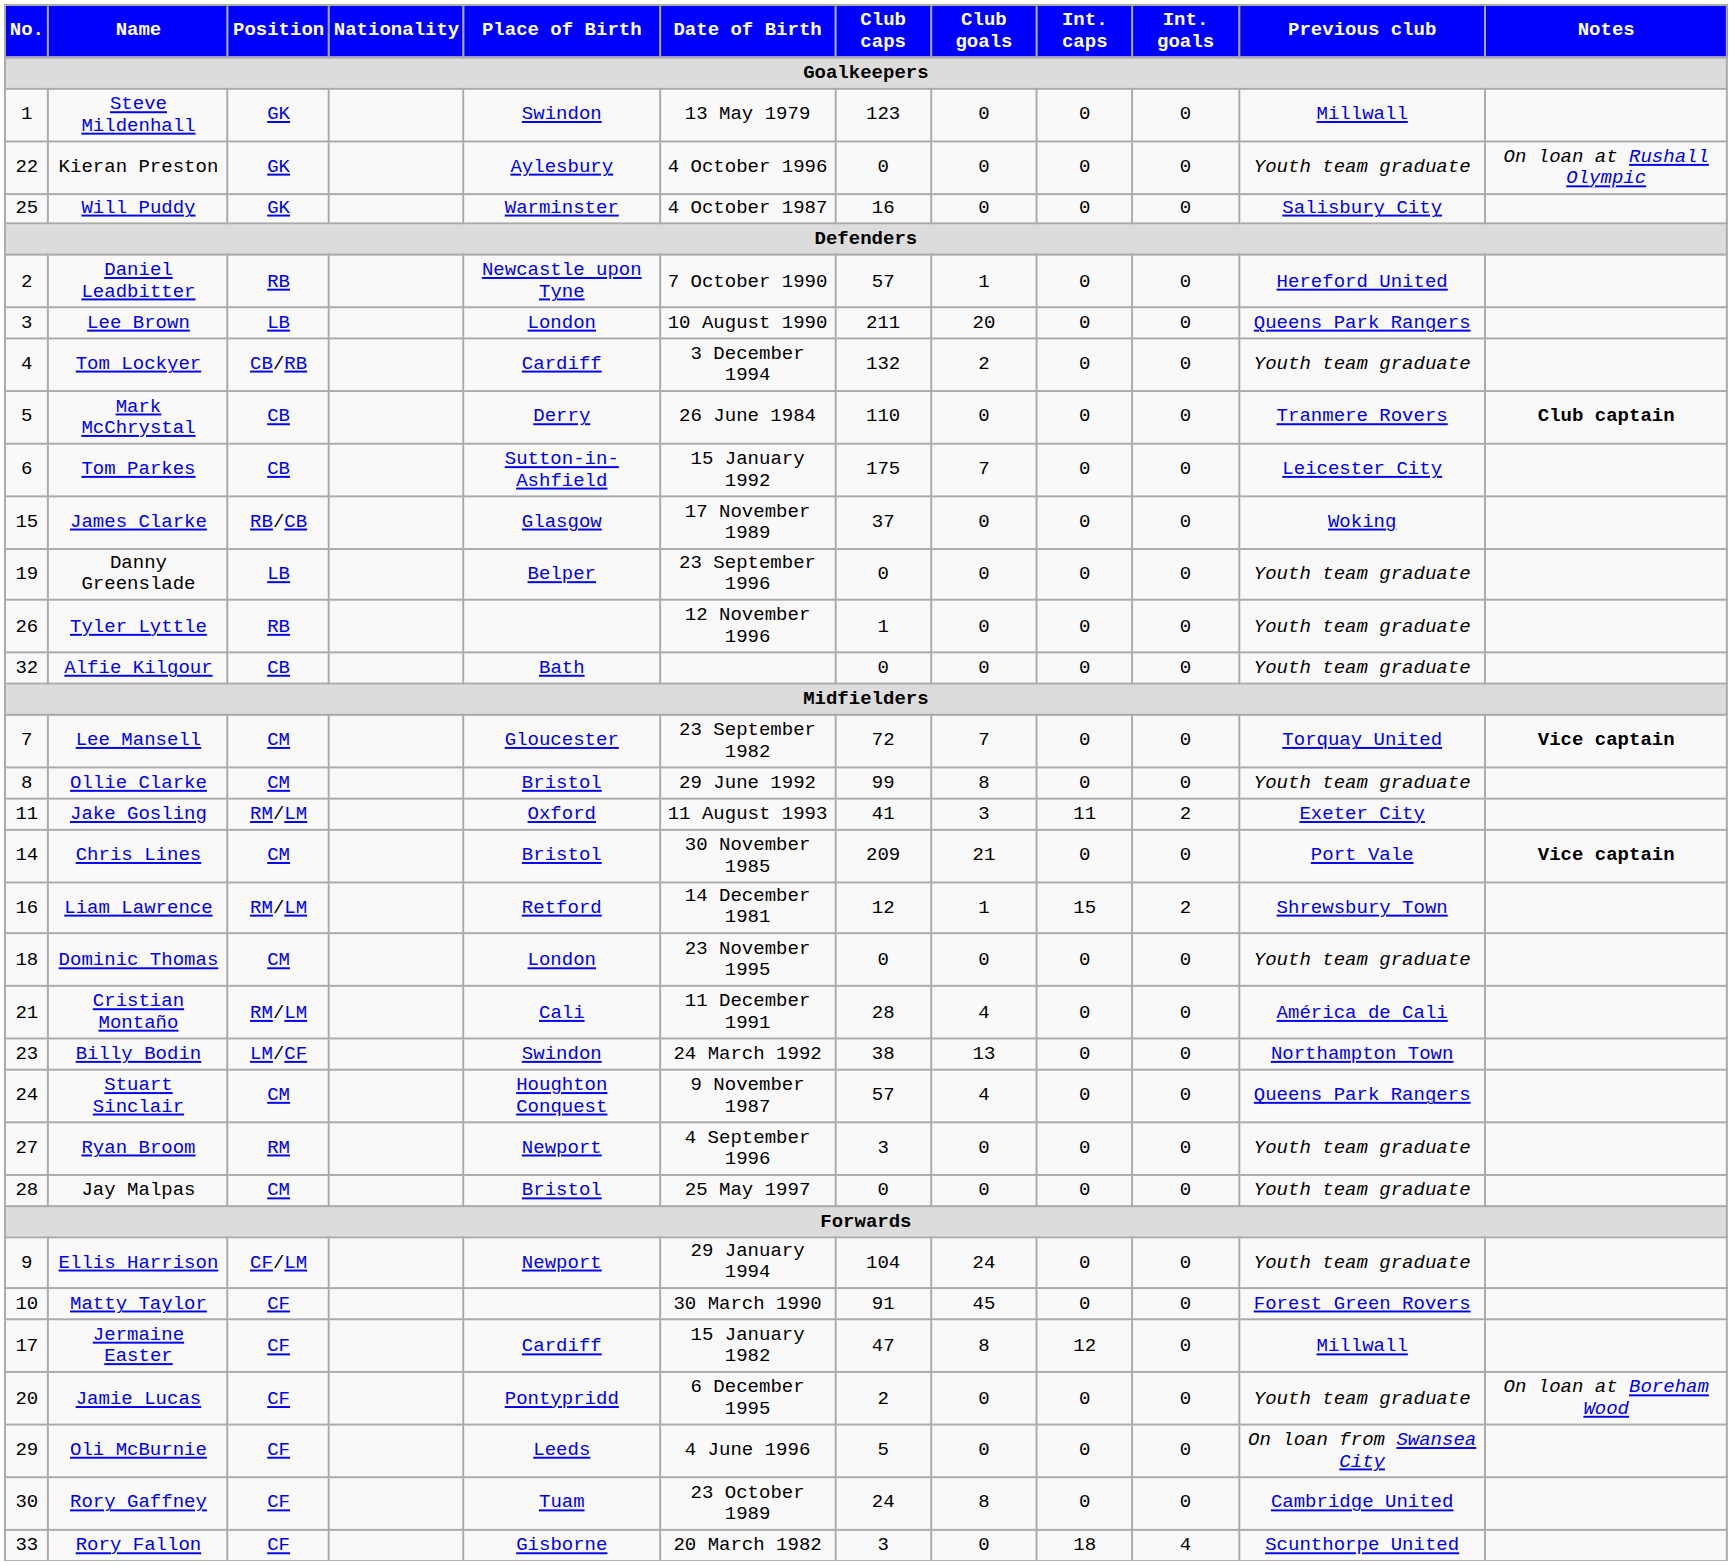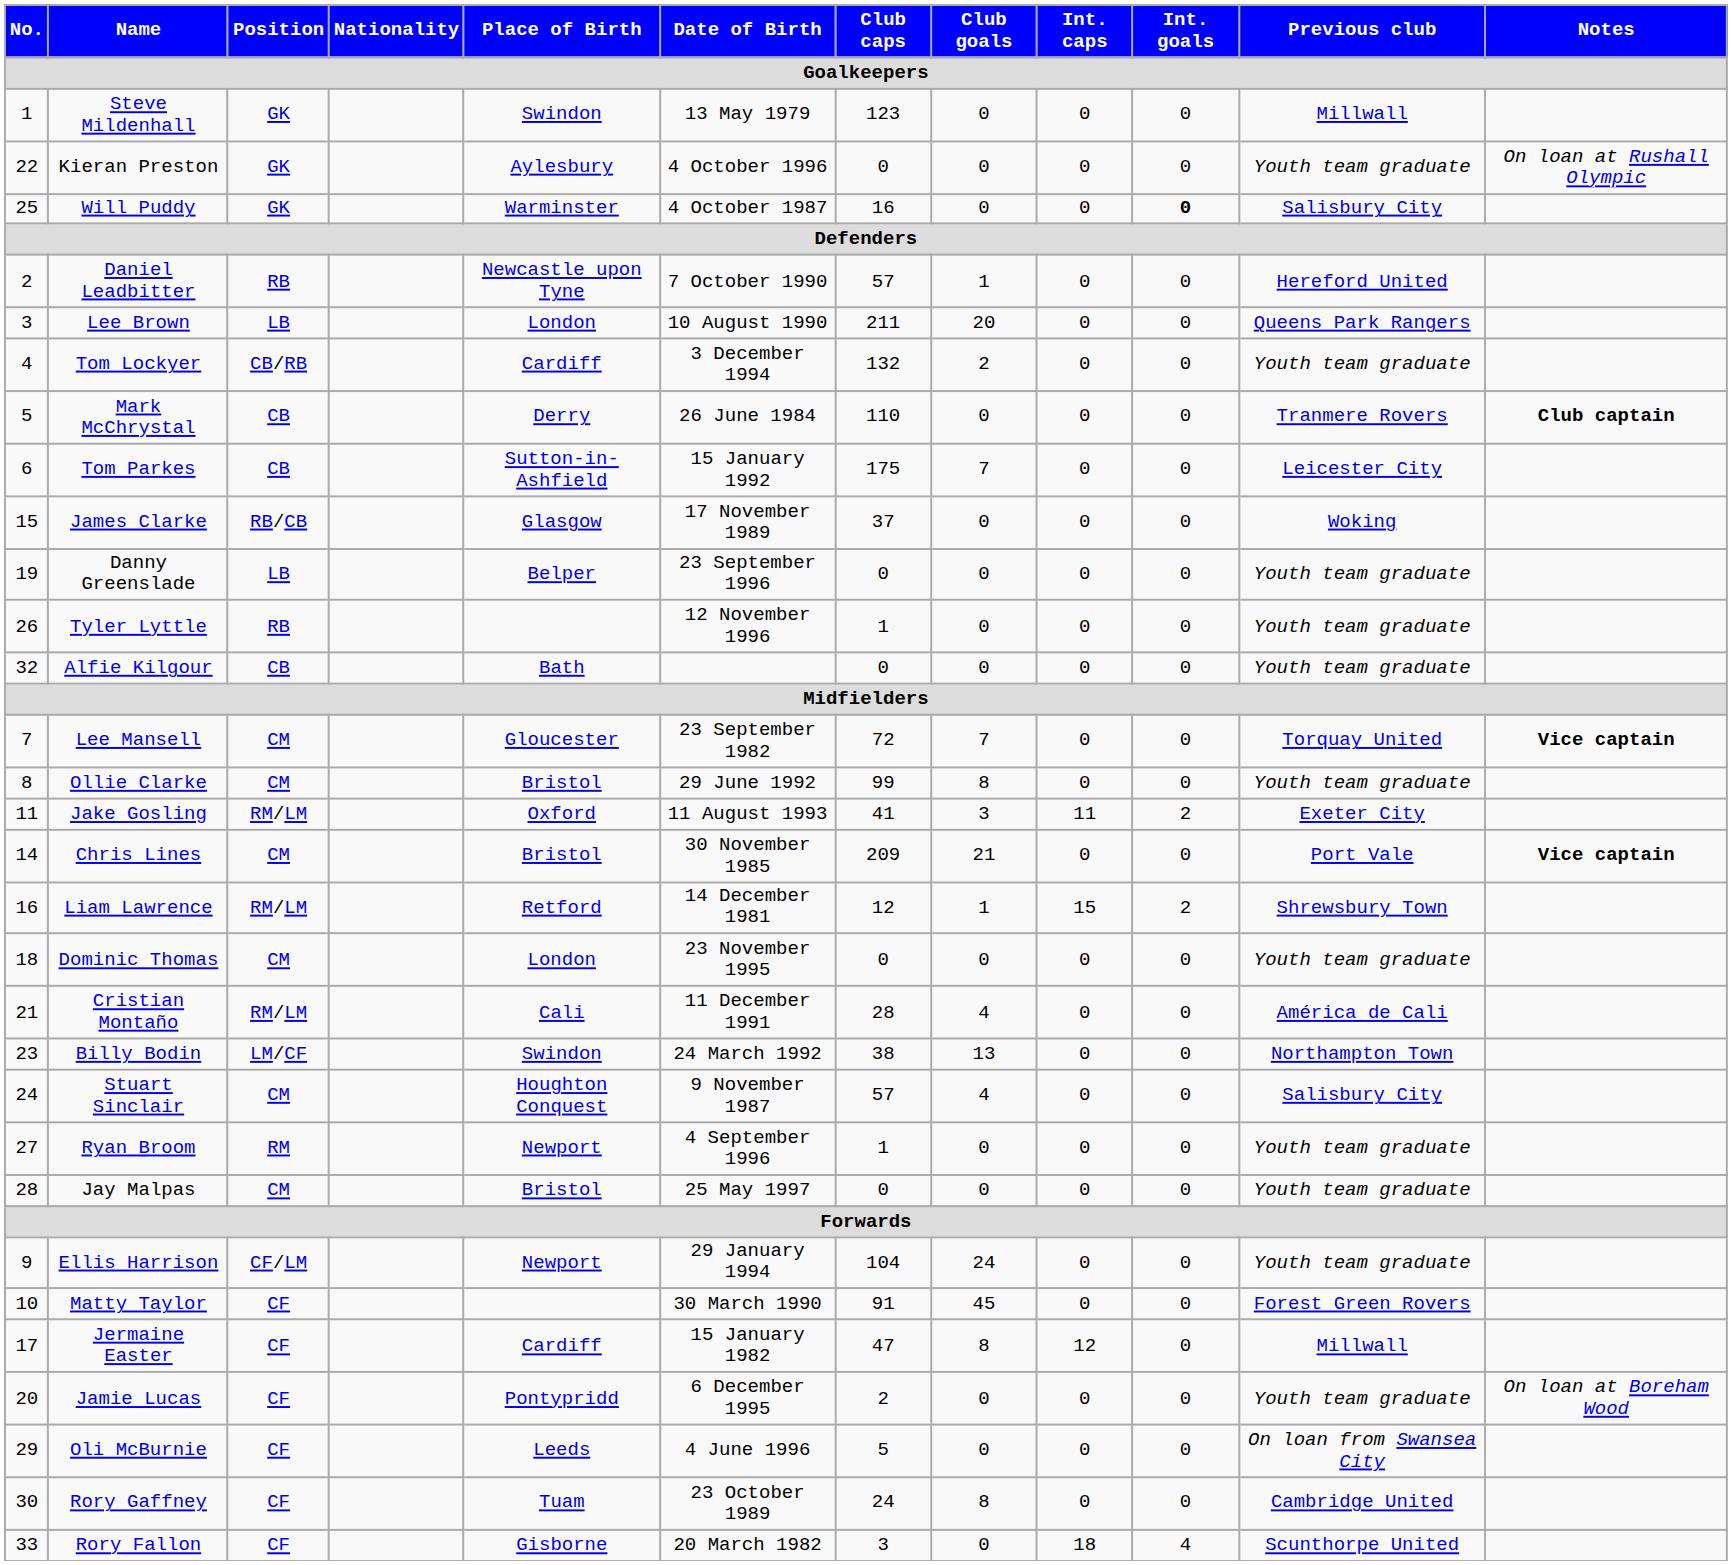(1186, 208) normal -> (1186, 208) bold
(1362, 1096) Queens Park Rangers -> (1362, 1096) Salisbury City
(883, 1148) 3 -> (883, 1148) 1
